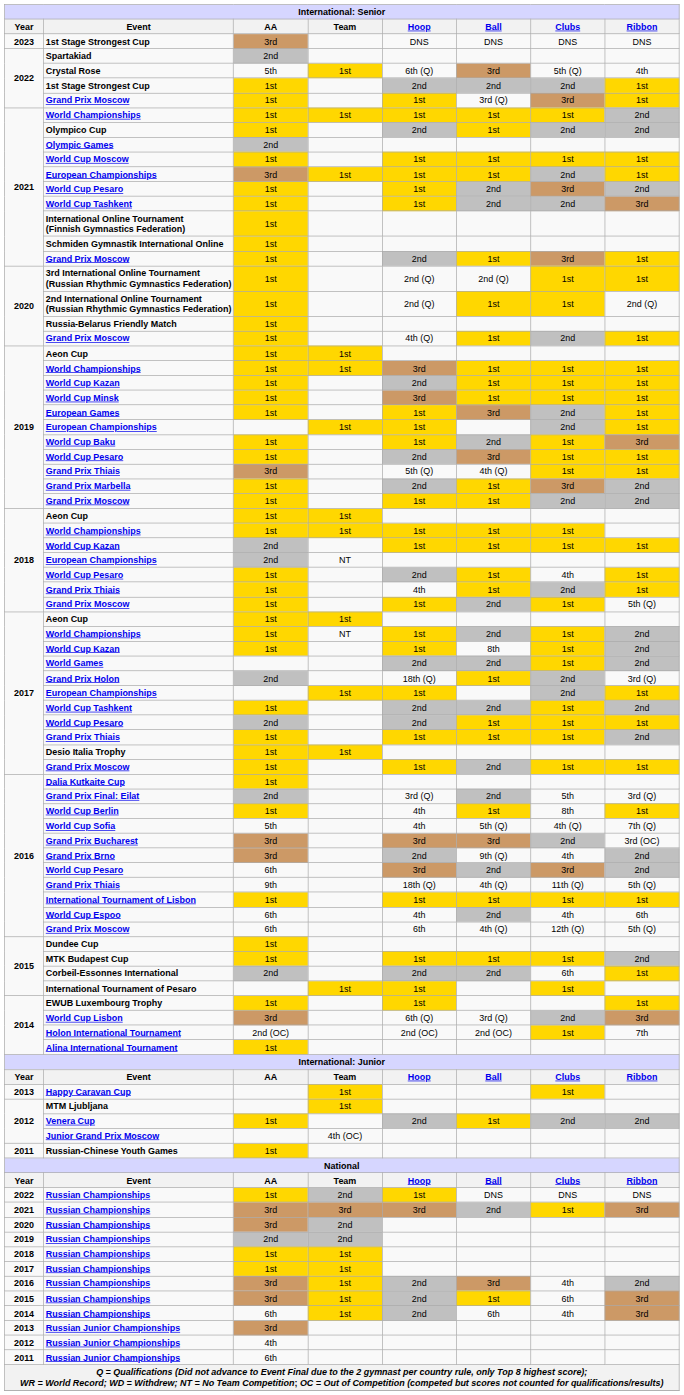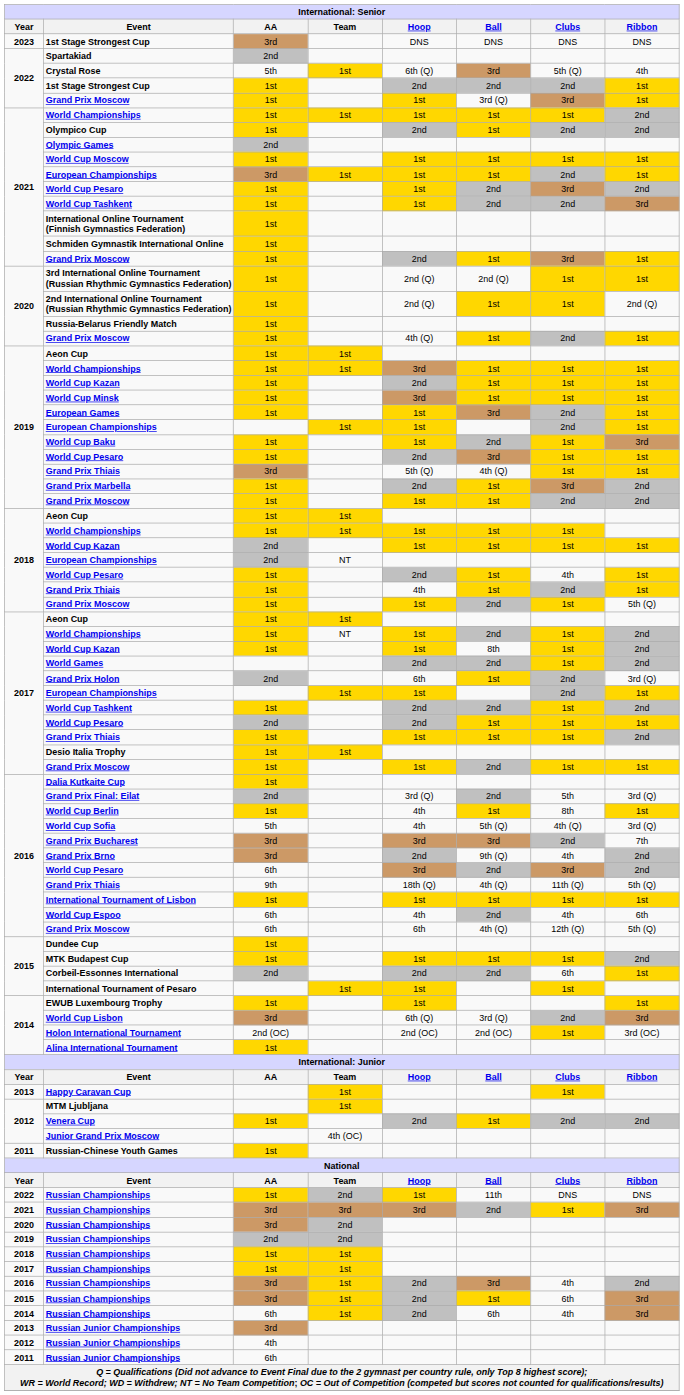(419, 678) 18th (Q) -> (419, 678) 6th
(642, 826) 7th (Q) -> (642, 826) 3rd (Q)
(642, 840) 3rd (OC) -> (642, 840) 7th
(642, 1032) 7th -> (642, 1032) 3rd (OC)
(493, 1195) DNS -> (493, 1195) 11th
